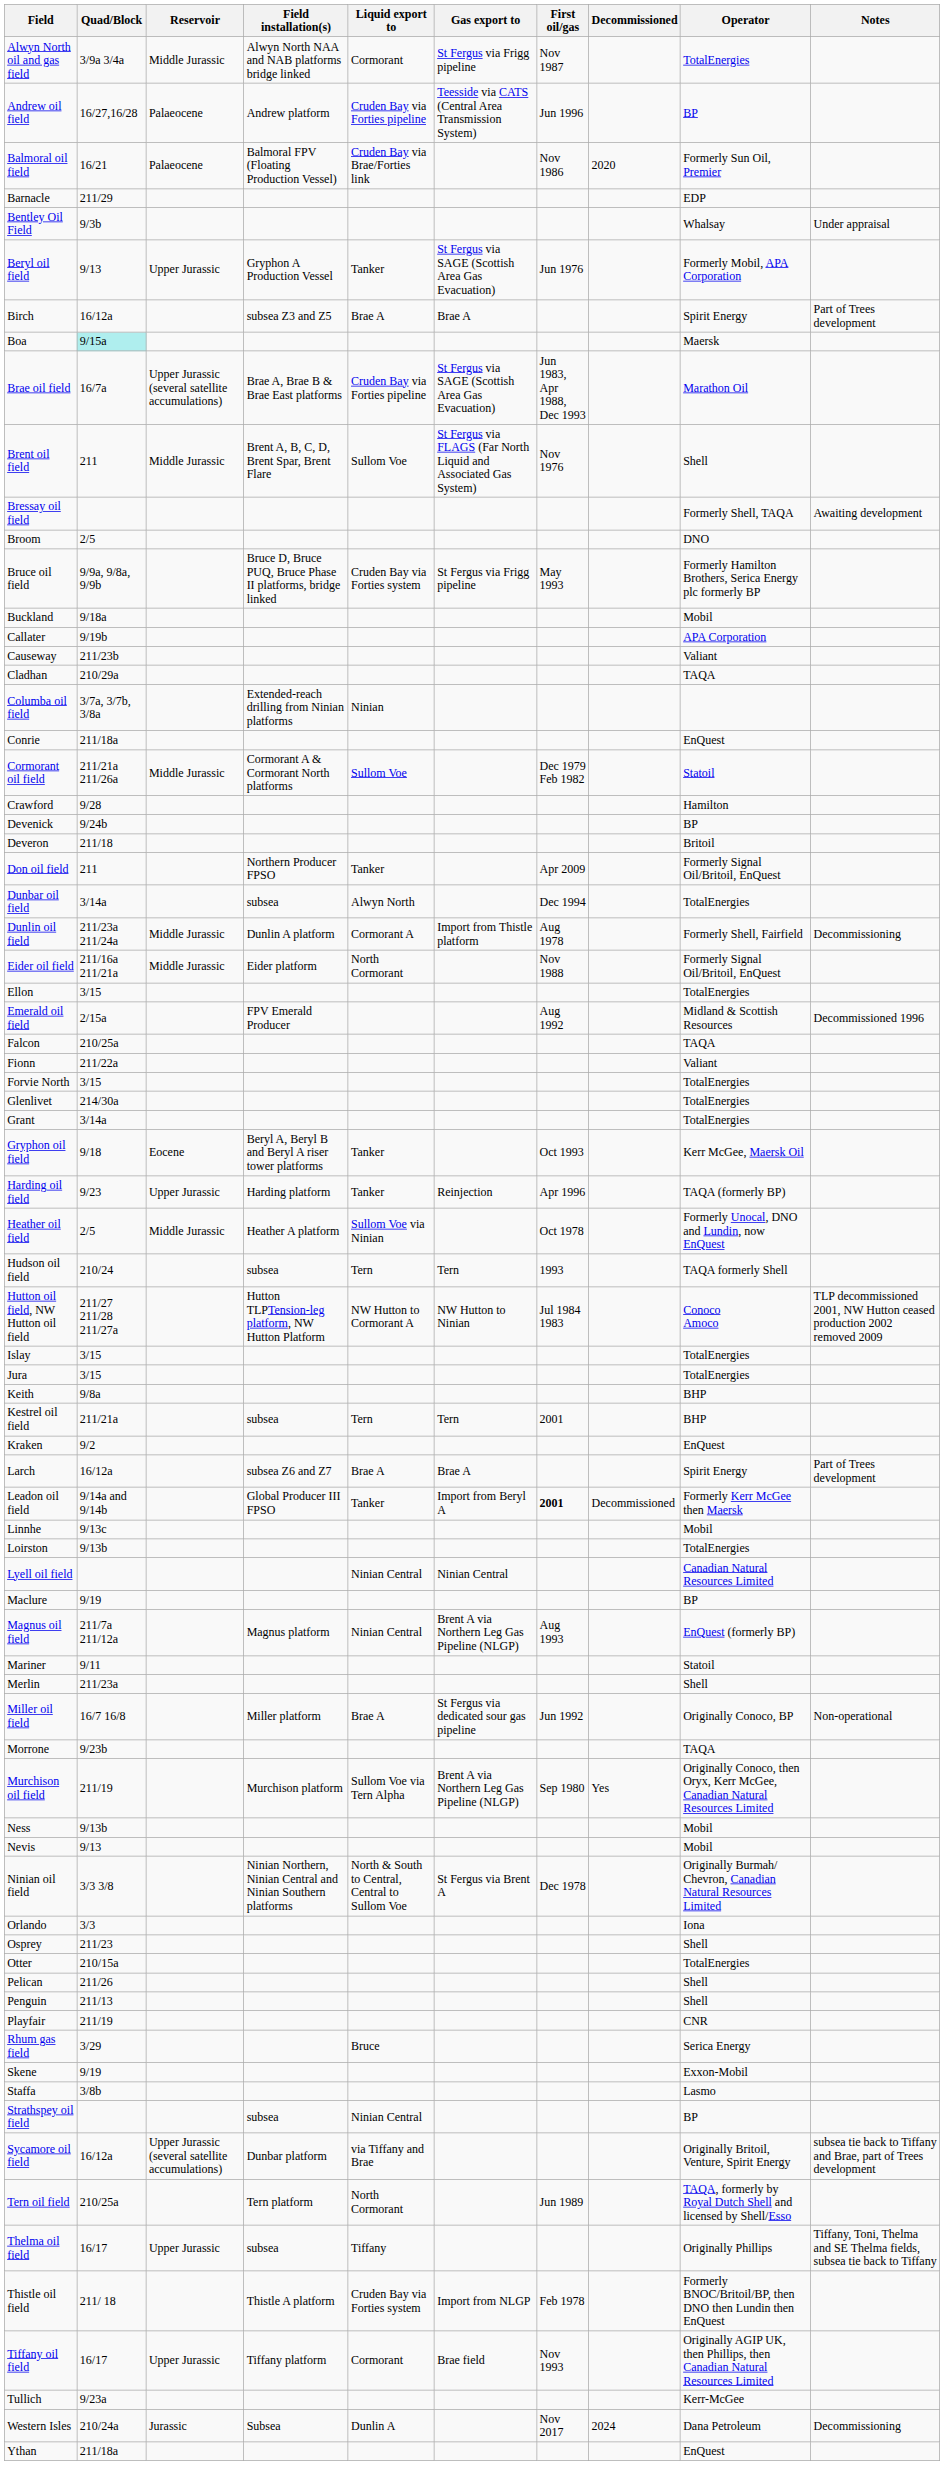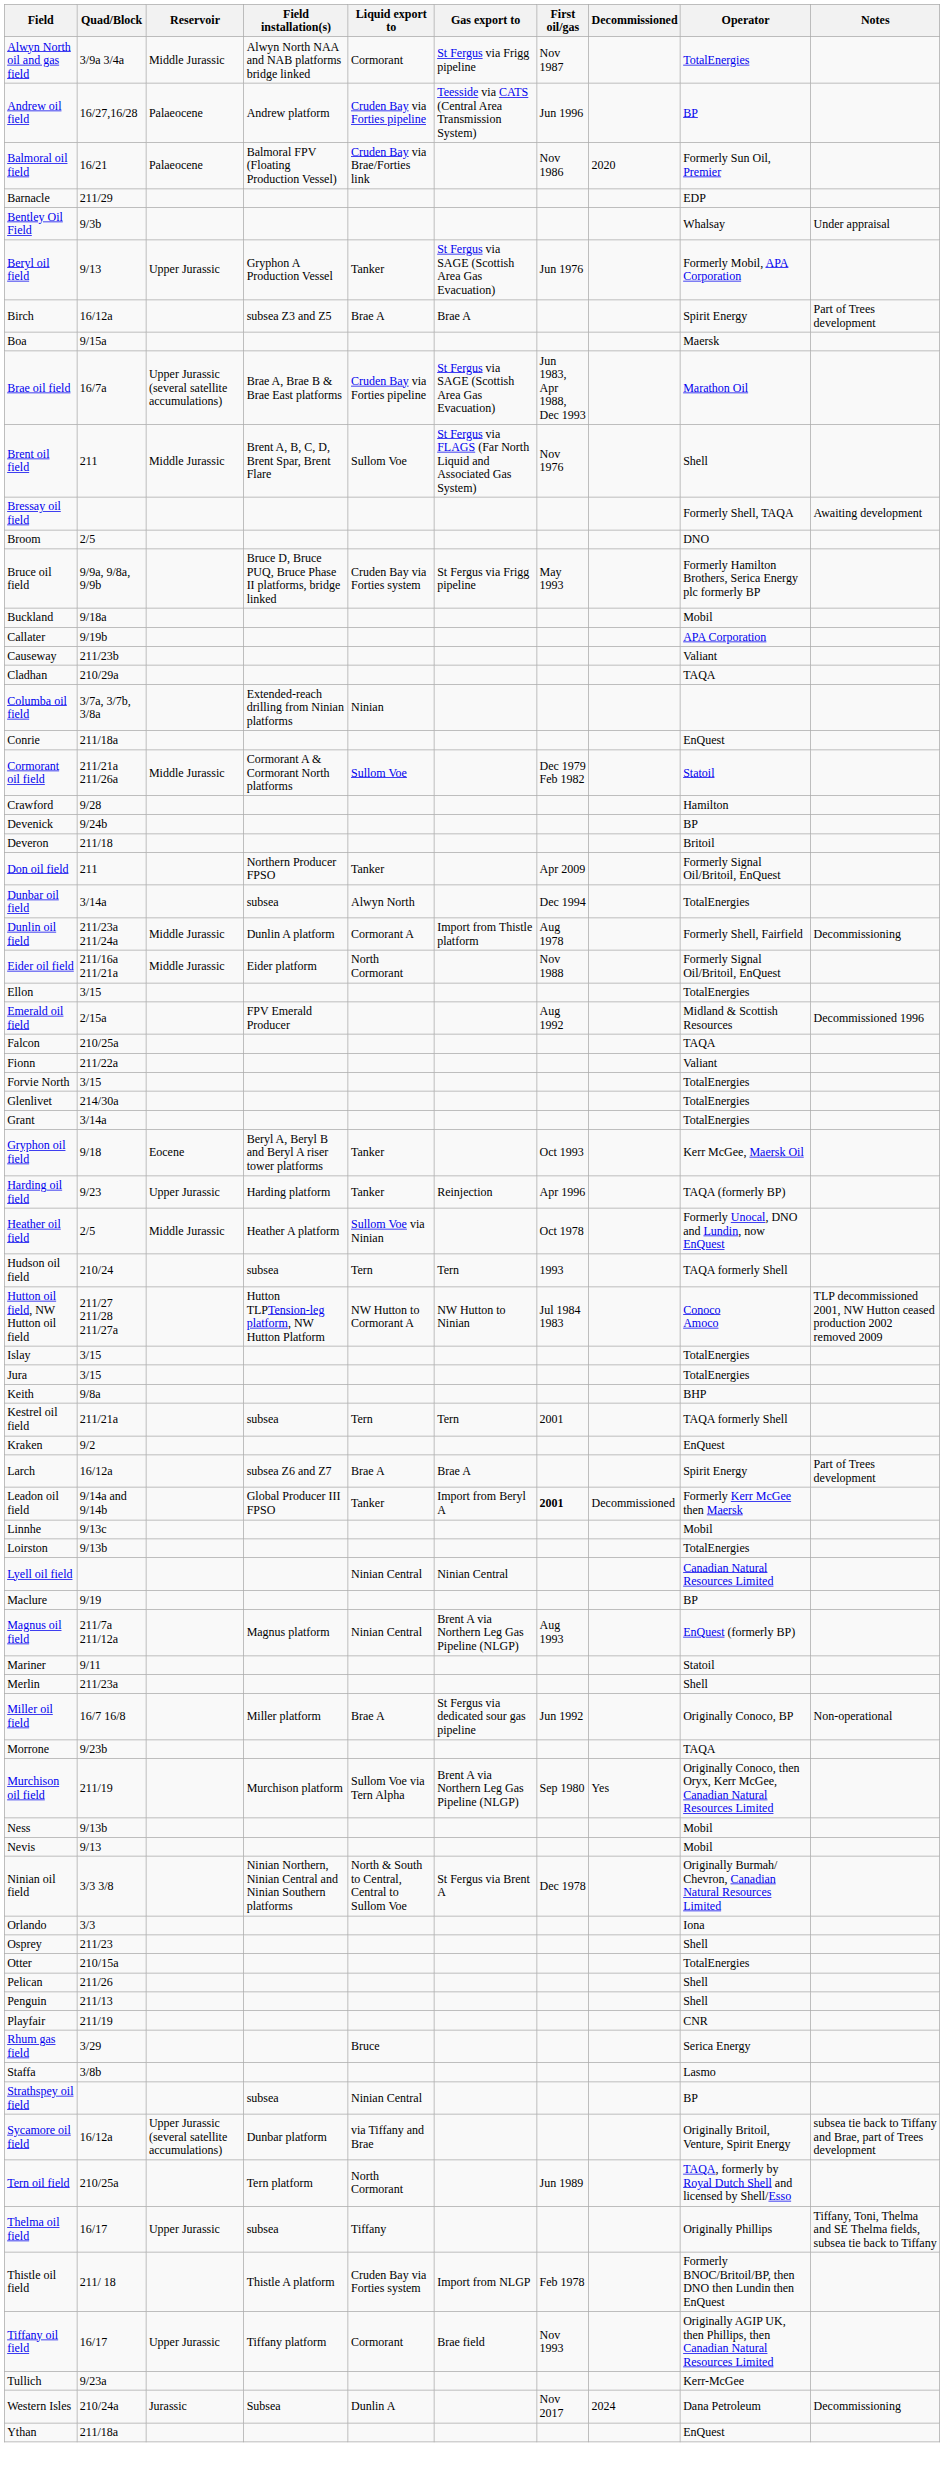(93, 341) paleturquoise background -> (93, 341) no background
(695, 1419) BHP -> (735, 1419) TAQA formerly Shell
- row: (22, 2072)
